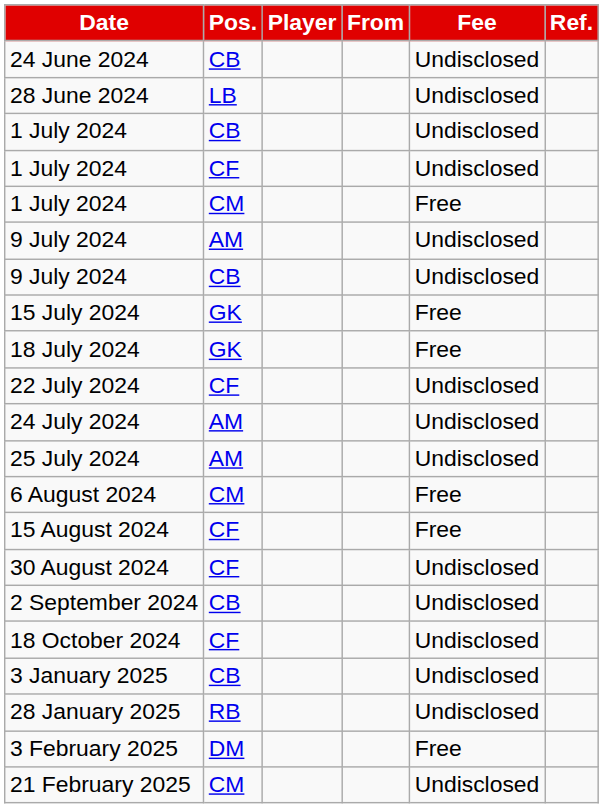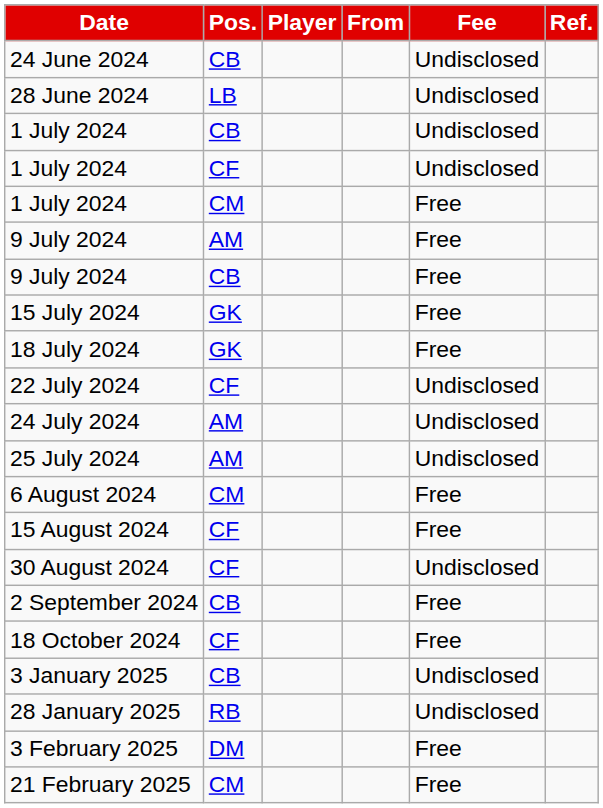(477, 240) Undisclosed -> (438, 240) Free
(477, 276) Undisclosed -> (438, 276) Free
(477, 603) Undisclosed -> (438, 603) Free
(477, 639) Undisclosed -> (438, 639) Free
(477, 784) Undisclosed -> (438, 784) Free
